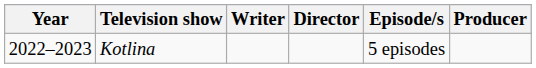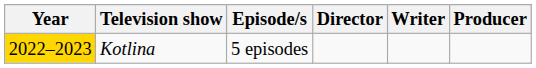columns swapped: (407, 19) <-> (258, 19)
(50, 48) no background -> (50, 48) gold background
